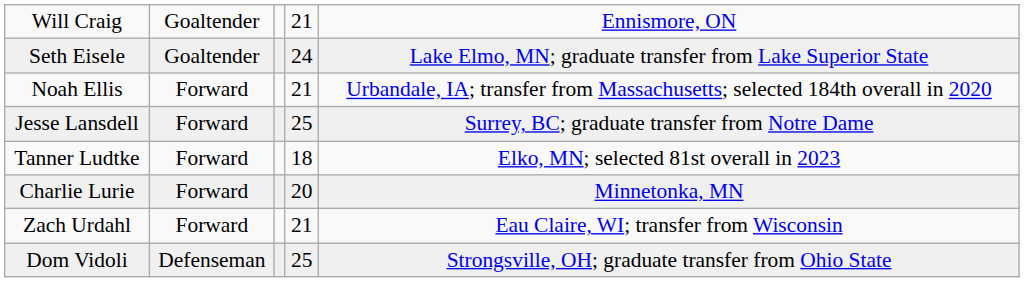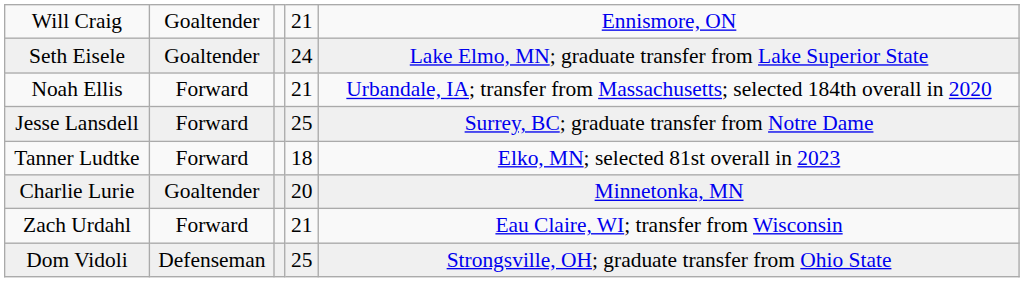(212, 191) Forward -> (212, 191) Goaltender
